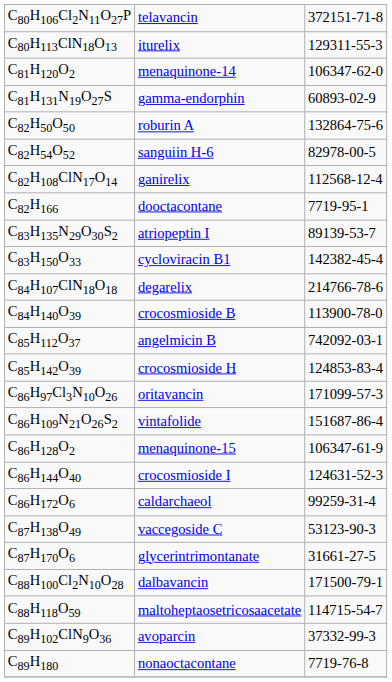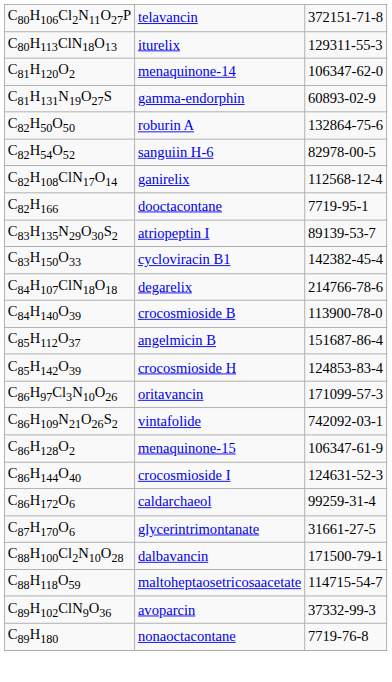(346, 340) 742092-03-1 -> (346, 340) 151687-86-4
(346, 421) 151687-86-4 -> (346, 421) 742092-03-1
- row: (44, 529)
